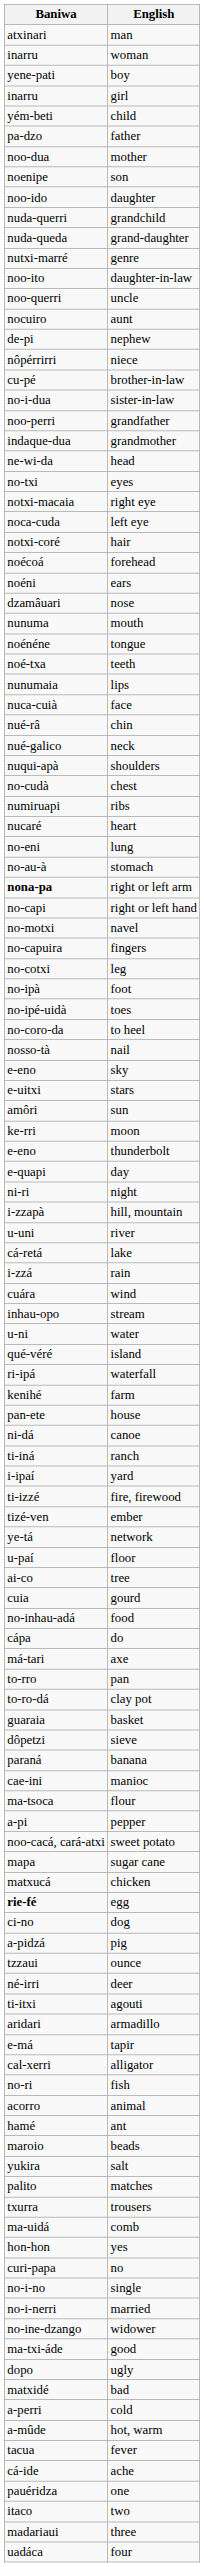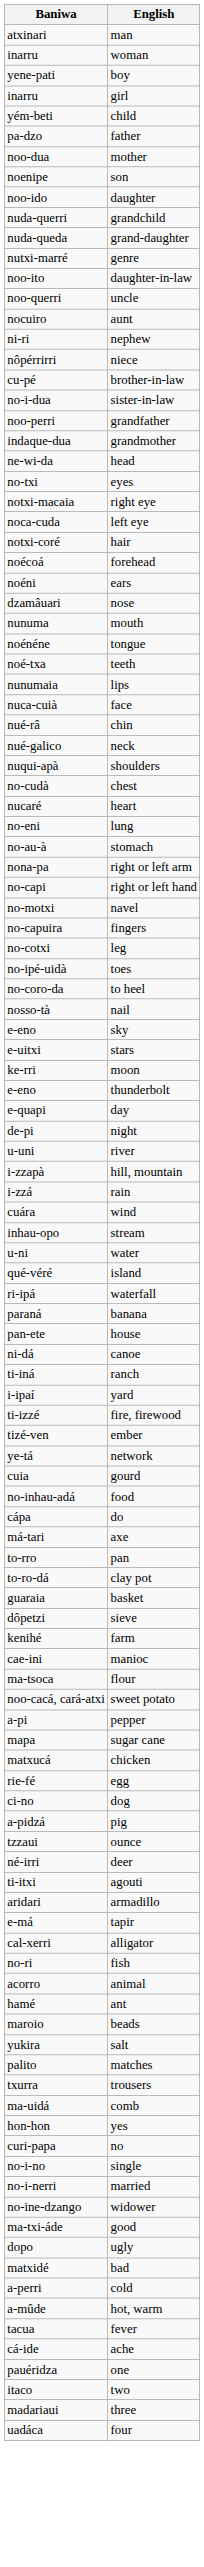(21, 339) de-pi -> (18, 339) ni-ri
- row: (120, 806)
(30, 887) bold -> (28, 867) normal
- row: (121, 989)
- row: (119, 1110)
(18, 1192) ni-ri -> (21, 1131) de-pi
rows swapped: (147, 1212) <-> (123, 1232)
- row: (121, 1252)
rows swapped: (123, 1395) <-> (129, 1760)
- row: (123, 1557)
- row: (120, 1577)
rows swapped: (143, 1841) <-> (128, 1821)
(22, 1902) bold -> (21, 1780) normal
